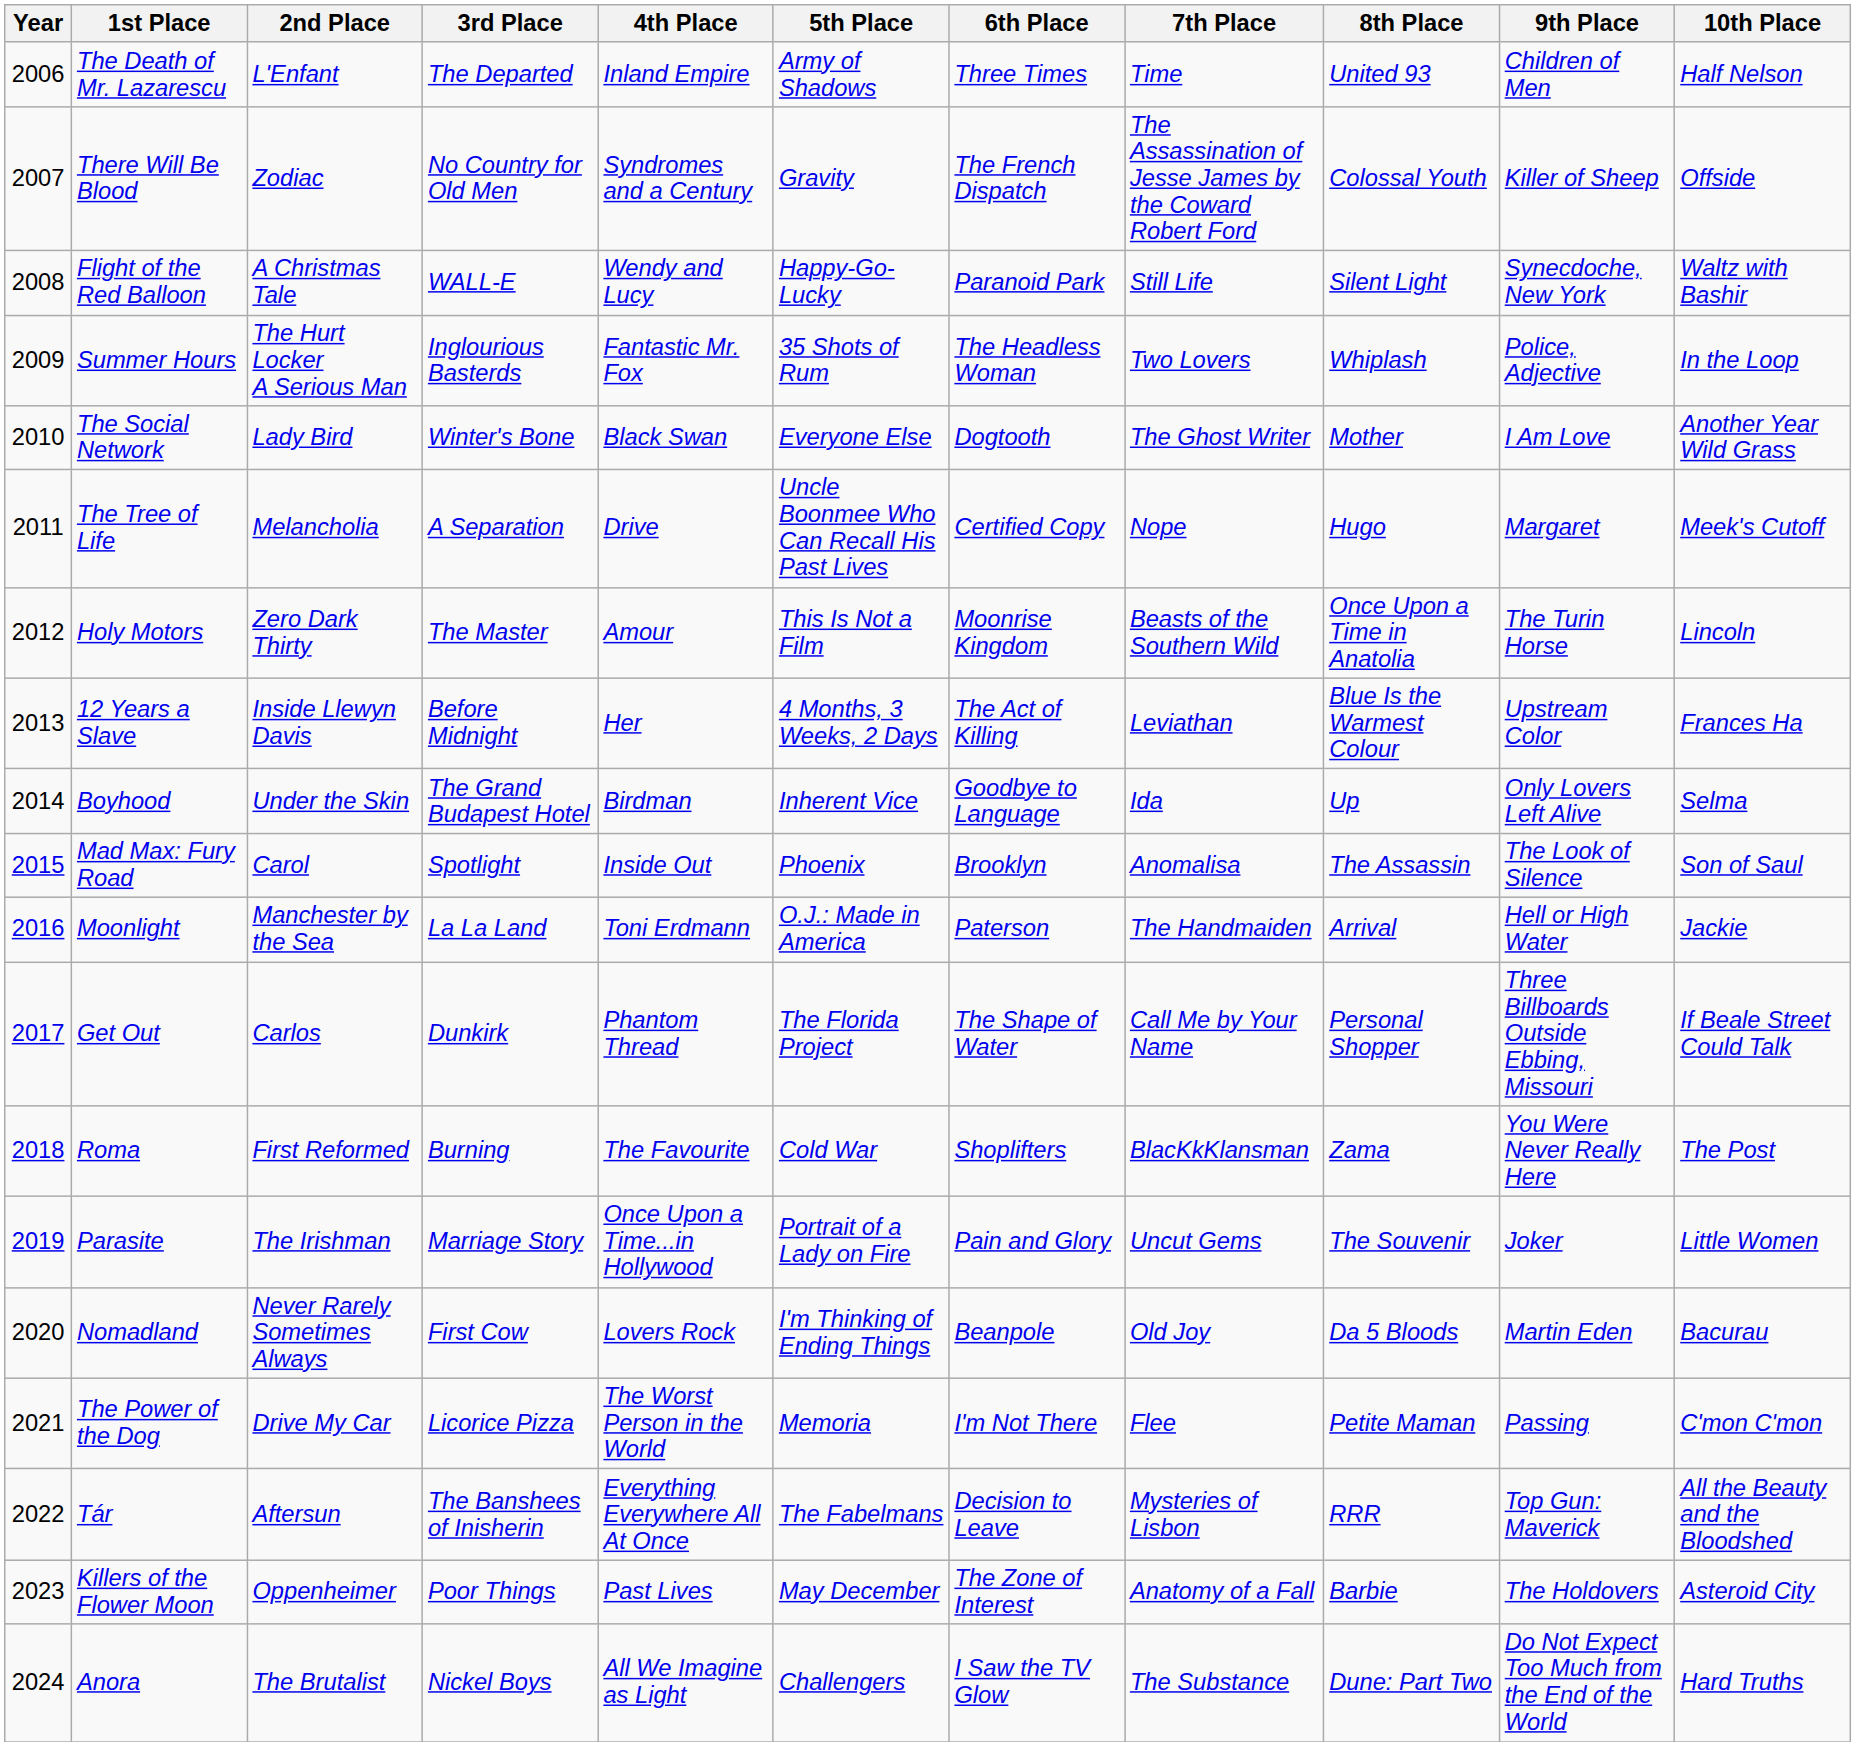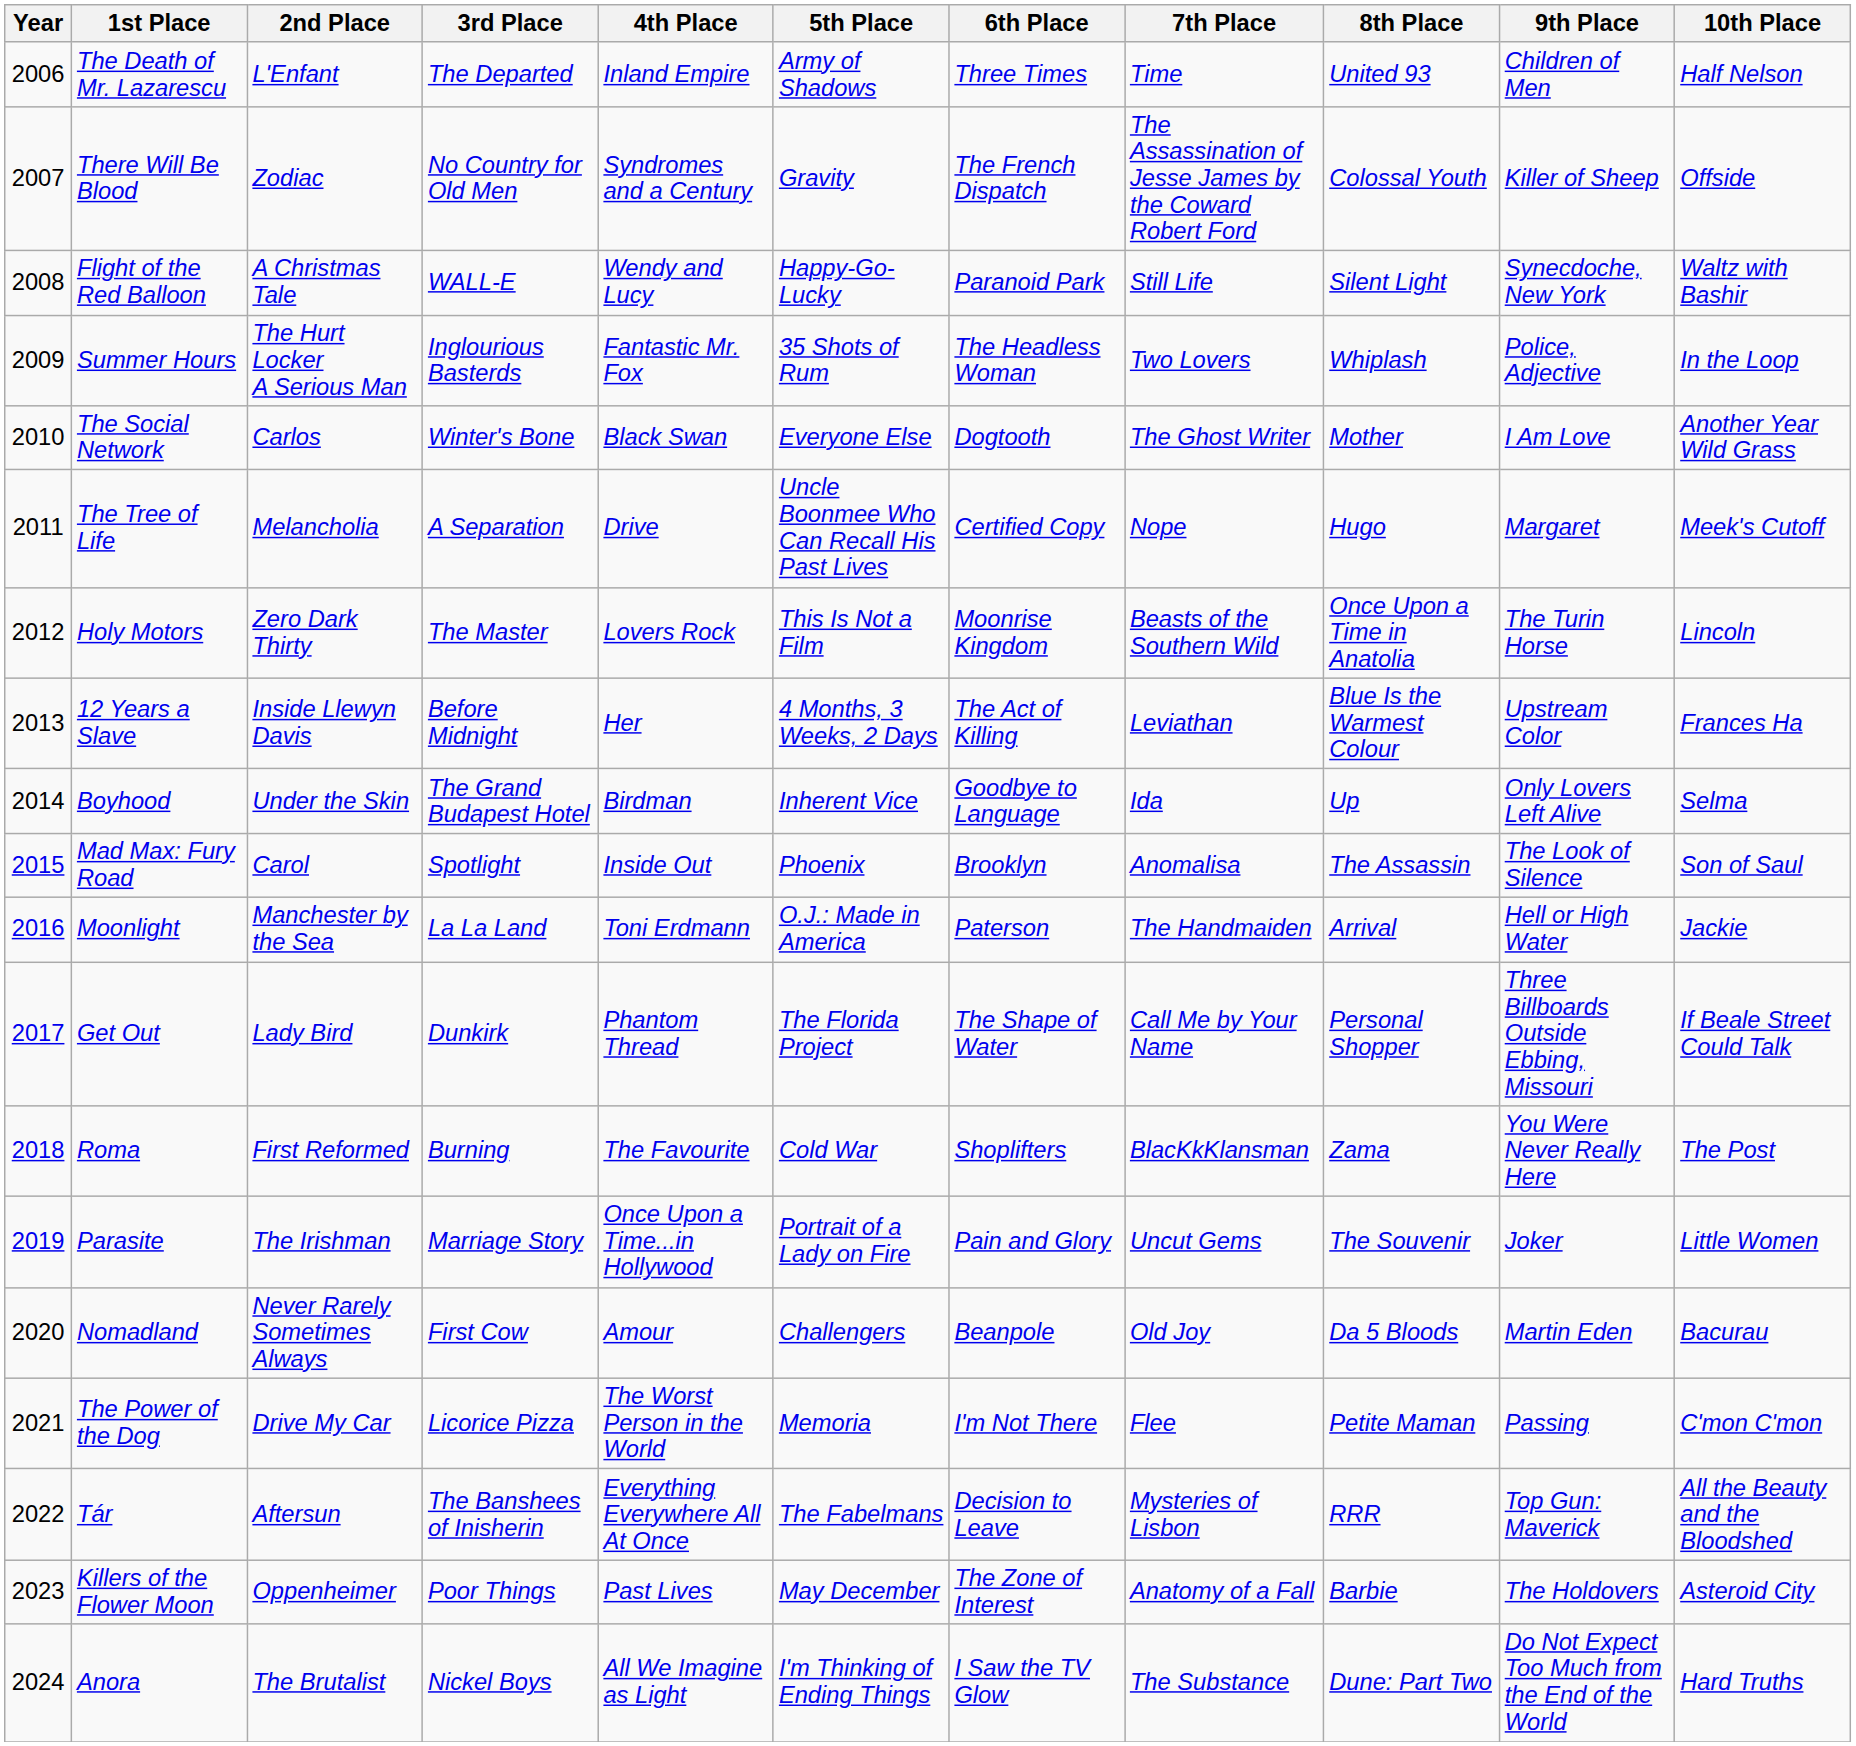(302, 437) Lady Bird -> (287, 437) Carlos
(638, 632) Amour -> (669, 632) Lovers Rock
(287, 1033) Carlos -> (302, 1033) Lady Bird
(669, 1332) Lovers Rock -> (638, 1332) Amour
(856, 1332) I'm Thinking of Ending Things -> (842, 1332) Challengers
(842, 1682) Challengers -> (856, 1682) I'm Thinking of Ending Things
